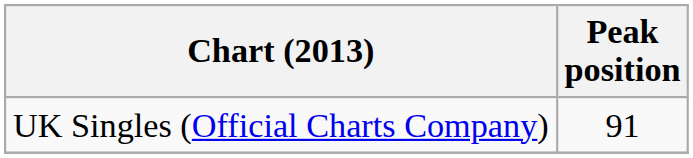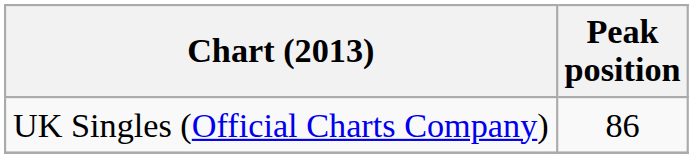(623, 124) 91 -> (623, 124) 86
